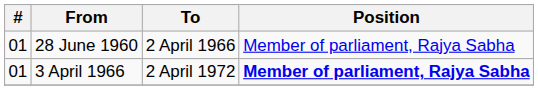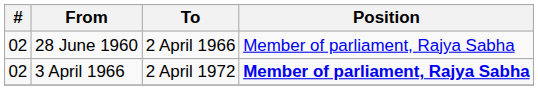(18, 44) 01 -> (18, 44) 02
(18, 71) 01 -> (18, 71) 02
